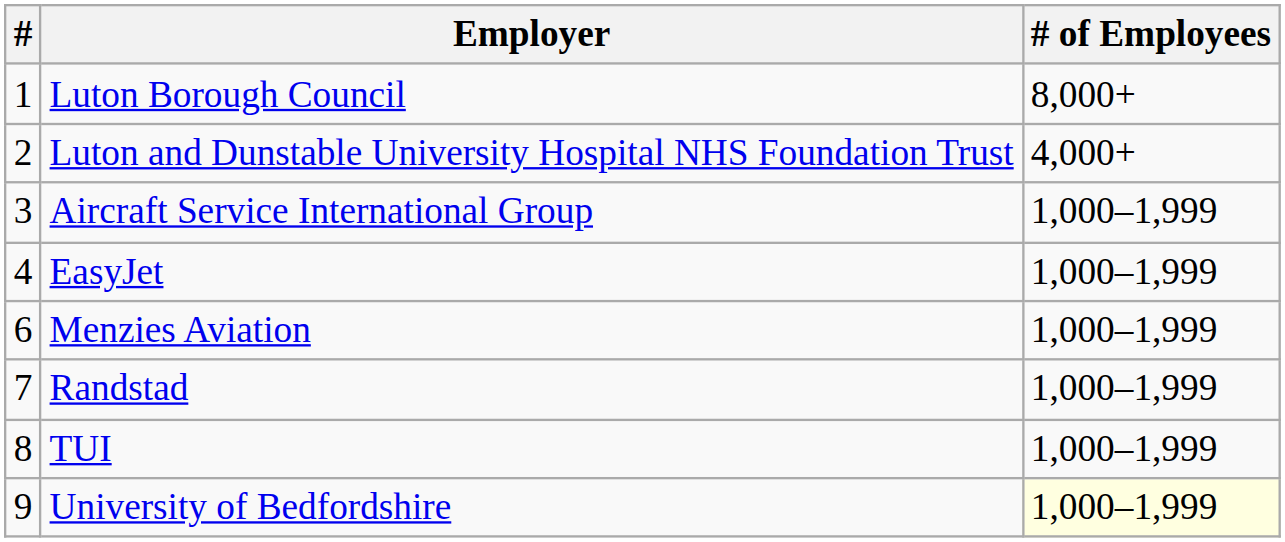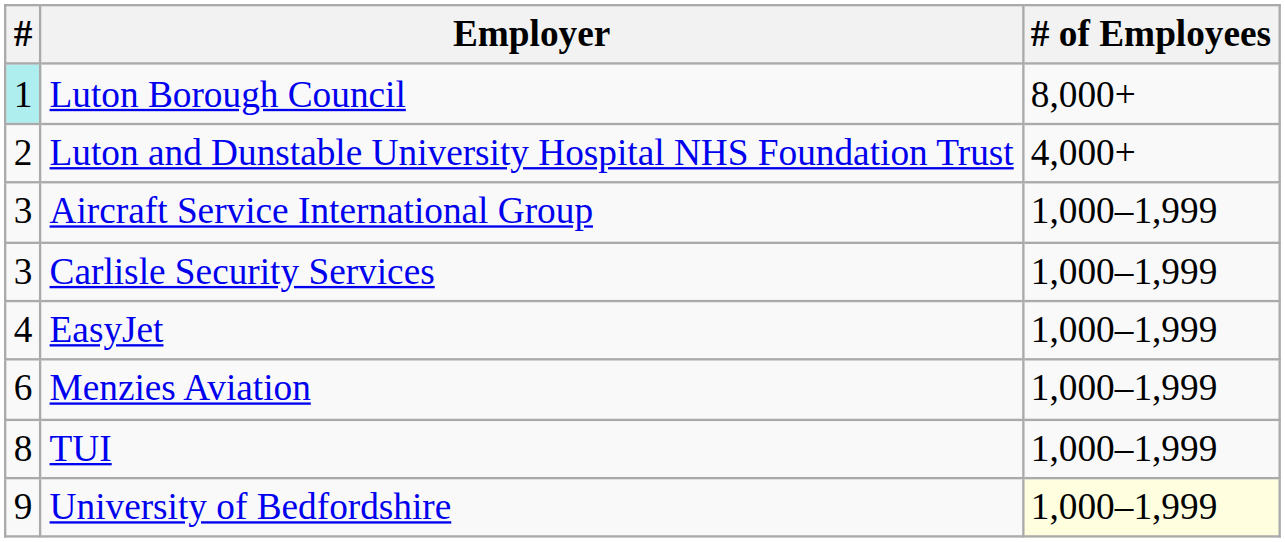(23, 93) no background -> (23, 93) paleturquoise background
+ row: (242, 270)
- row: (119, 388)
